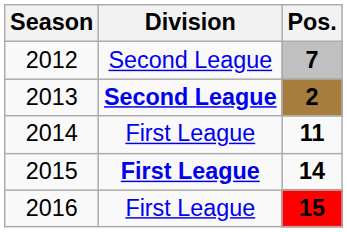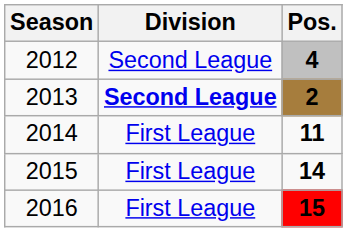(312, 60) 7 -> (312, 60) 4
(190, 171) bold -> (190, 171) normal
